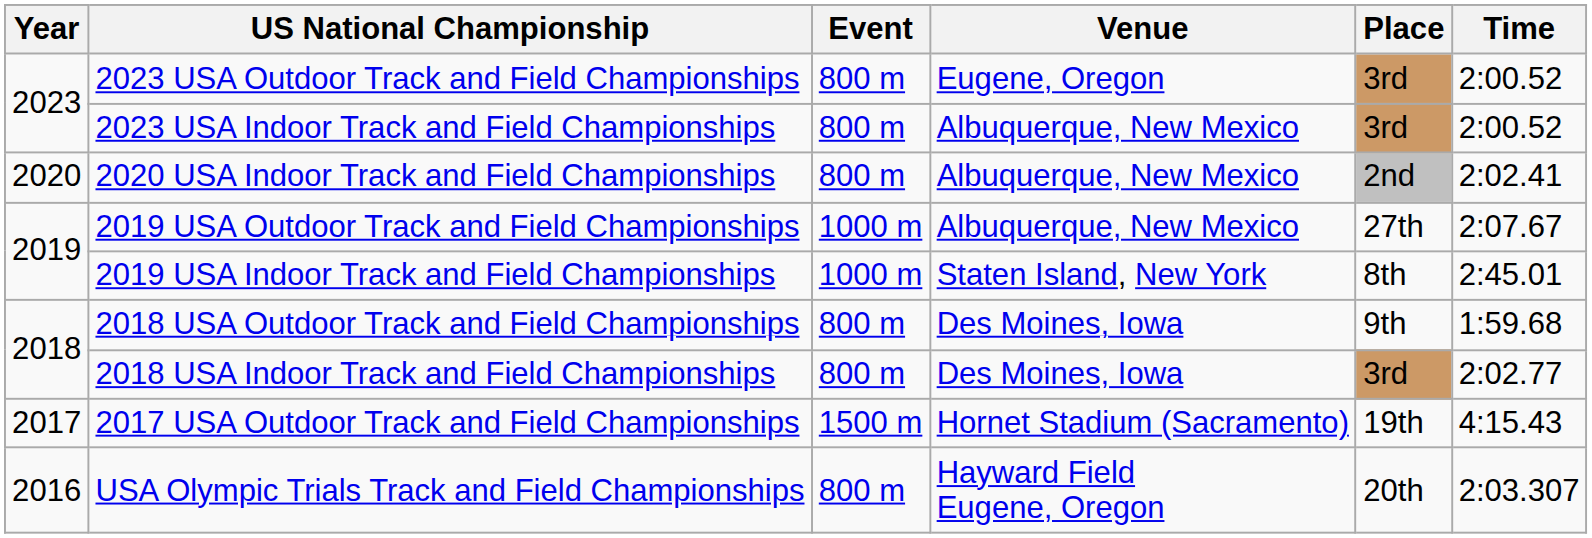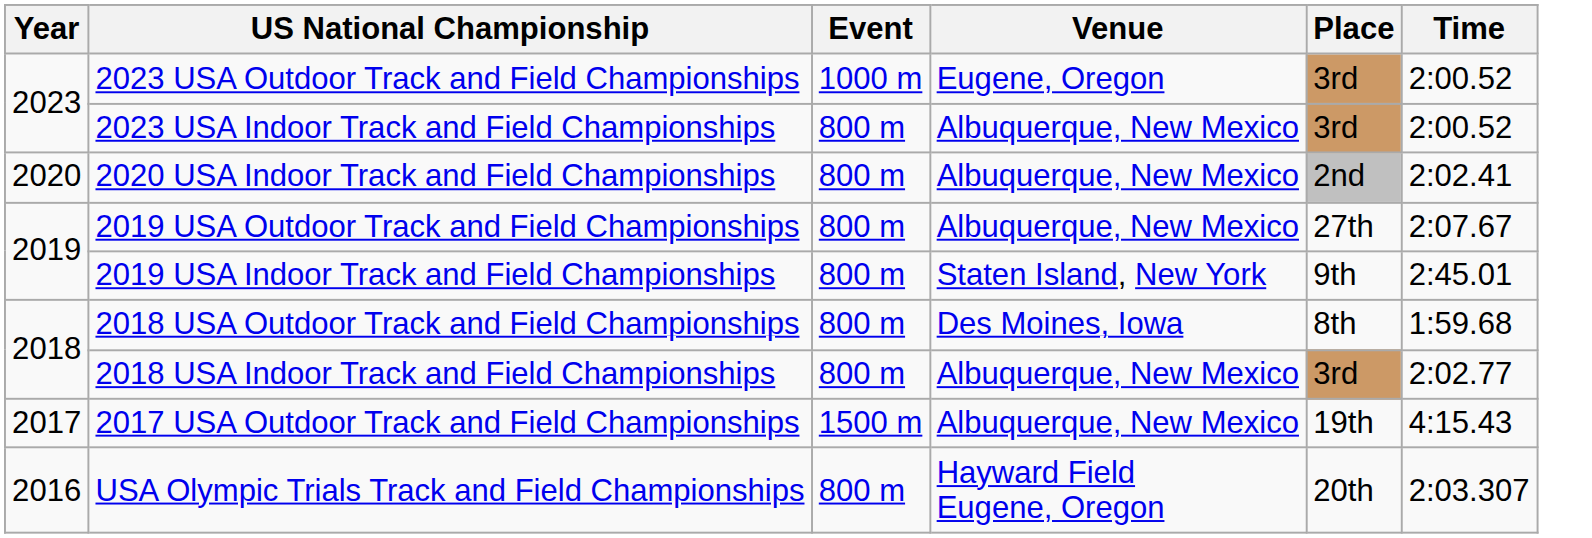(862, 78) 800 m -> (871, 78) 1000 m
(871, 226) 1000 m -> (862, 226) 800 m
(871, 275) 1000 m -> (862, 275) 800 m
(1385, 275) 8th -> (1335, 275) 9th
(1385, 324) 9th -> (1335, 324) 8th
(1060, 373) Des Moines, Iowa -> (1118, 373) Albuquerque, New Mexico
(1143, 422) Hornet Stadium (Sacramento) -> (1118, 422) Albuquerque, New Mexico
